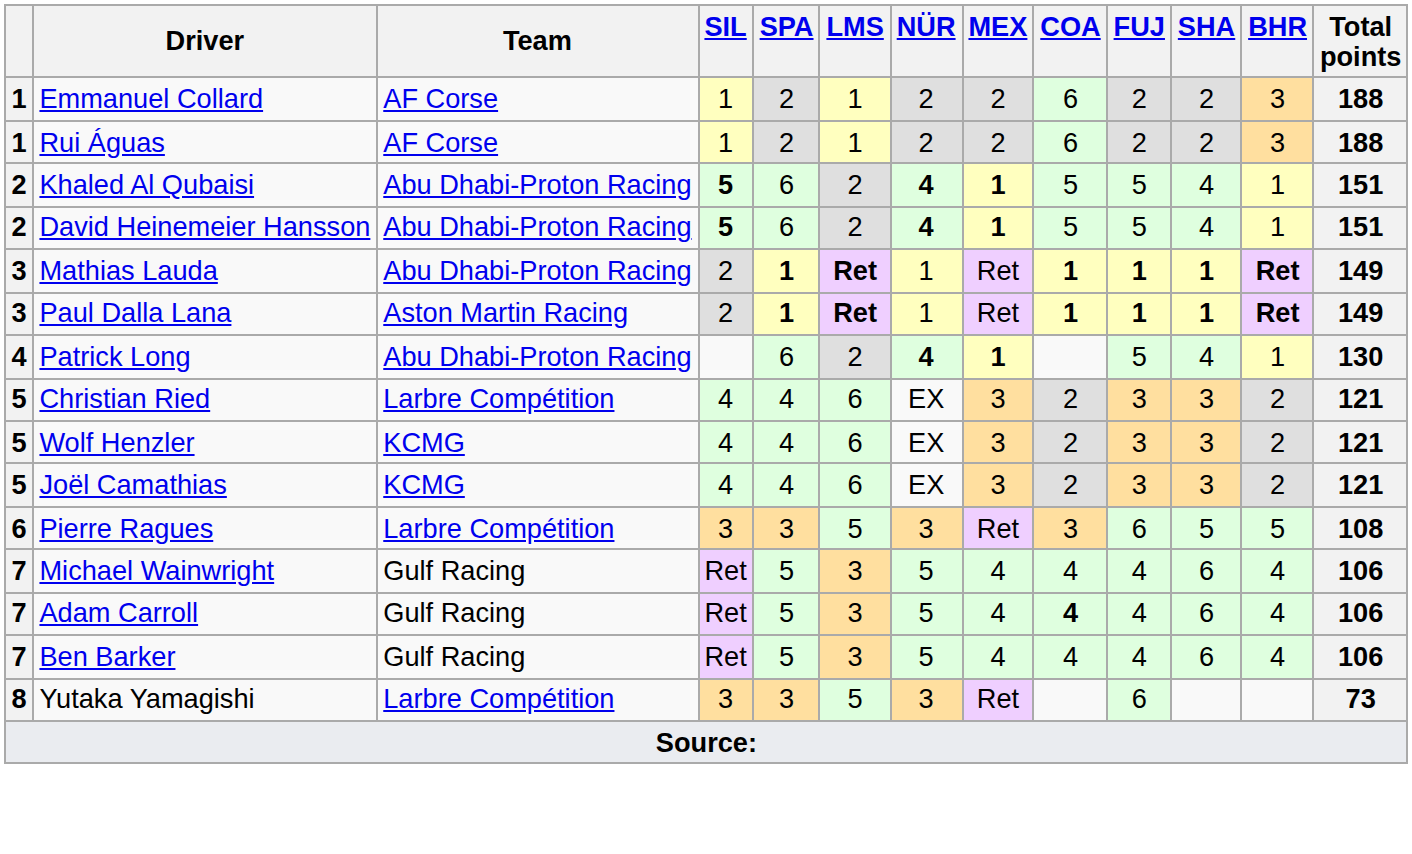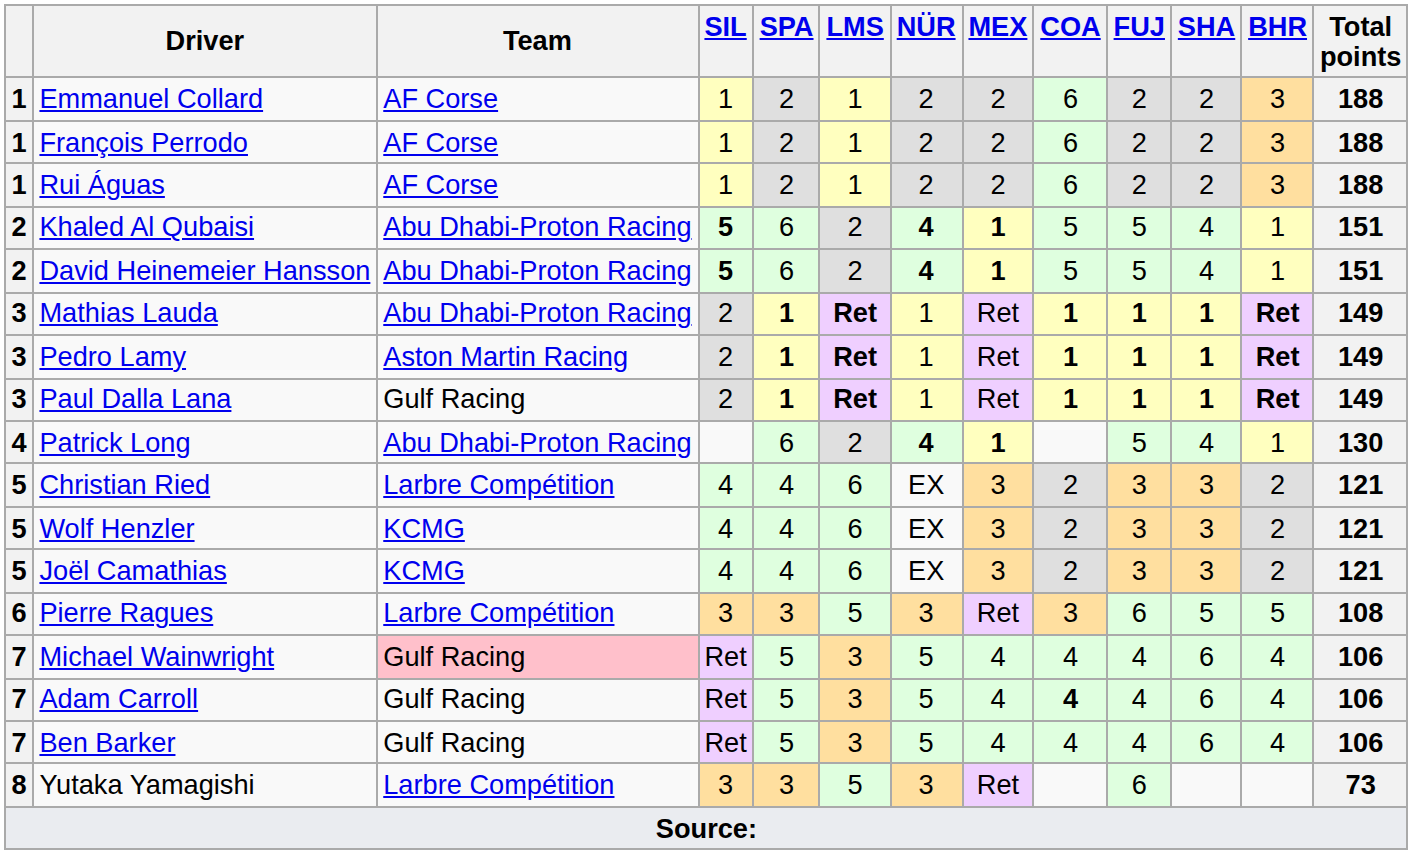+ row: (144, 142)
+ row: (113, 356)
(506, 313) Aston Martin Racing -> (454, 399) Gulf Racing
(454, 571) no background -> (454, 656) pink background
